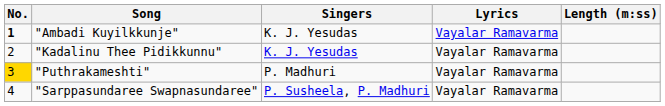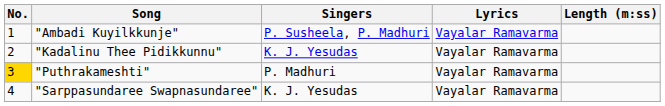(11, 34) bold -> (11, 34) normal
(311, 34) K. J. Yesudas -> (347, 34) P. Susheela, P. Madhuri
(347, 92) P. Susheela, P. Madhuri -> (311, 92) K. J. Yesudas
